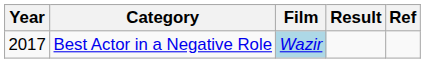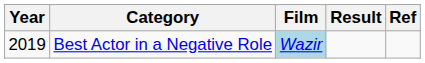(27, 44) 2017 -> (27, 44) 2019
